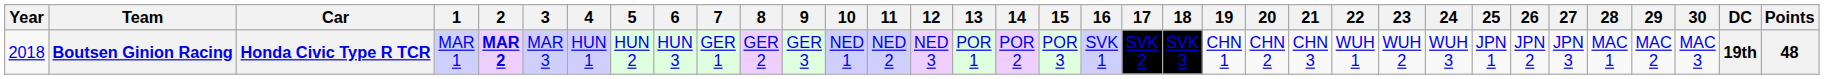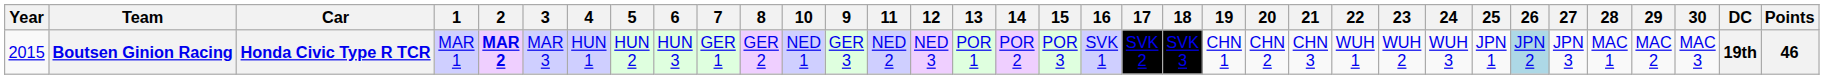columns swapped: (804, 17) <-> (847, 17)
(27, 52) 2018 -> (27, 52) 2015
(1530, 52) no background -> (1530, 52) lightblue background
(1790, 52) 48 -> (1790, 52) 46
